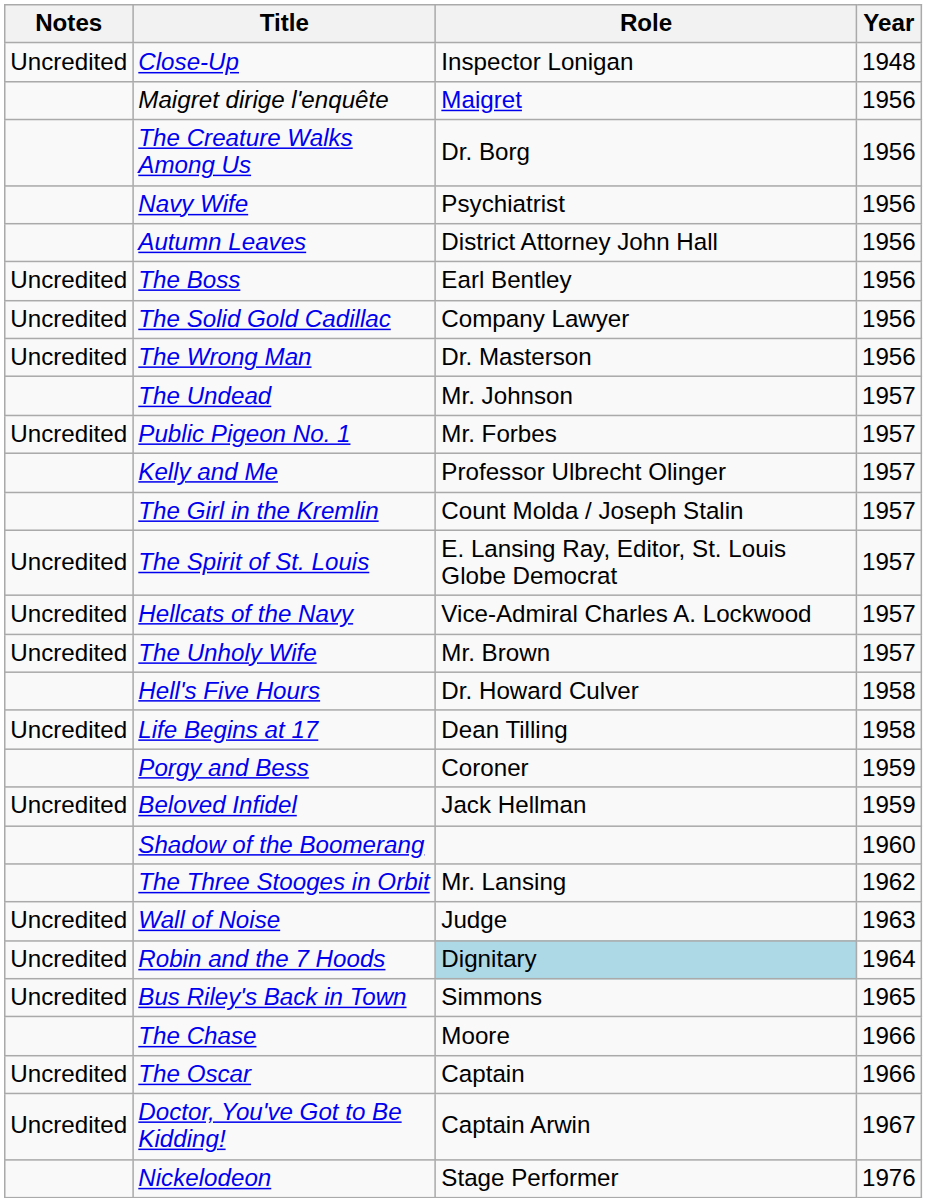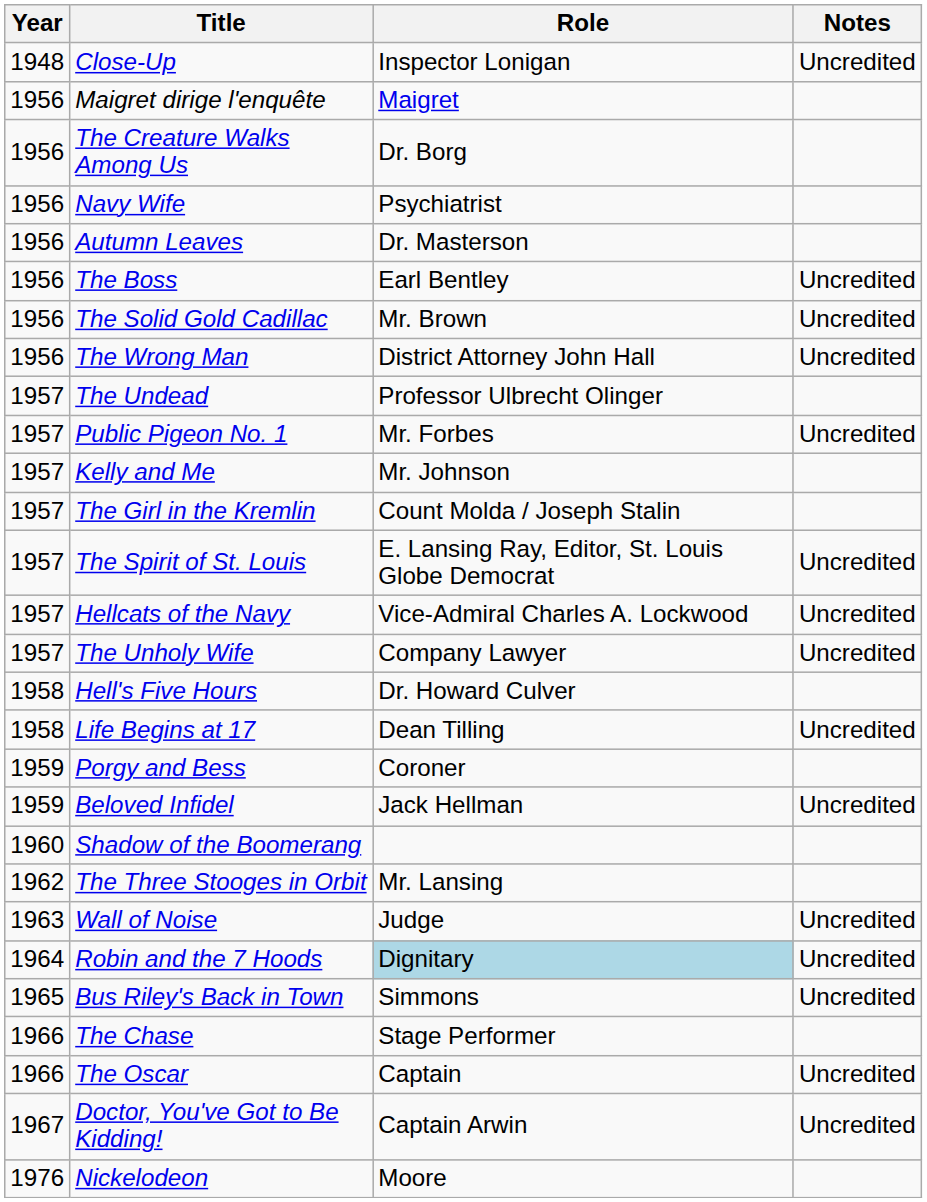columns swapped: (889, 23) <-> (69, 23)
(580, 242) District Attorney John Hall -> (453, 242) Dr. Masterson
(535, 319) Company Lawyer -> (433, 319) Mr. Brown
(517, 357) Dr. Masterson -> (517, 357) District Attorney John Hall
(507, 395) Mr. Johnson -> (521, 395) Professor Ulbrecht Olinger
(584, 472) Professor Ulbrecht Olinger -> (444, 472) Mr. Johnson
(496, 652) Mr. Brown -> (472, 652) Company Lawyer
(476, 1035) Moore -> (467, 1035) Stage Performer
(530, 1178) Stage Performer -> (413, 1178) Moore
